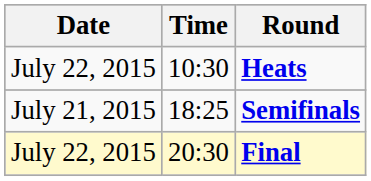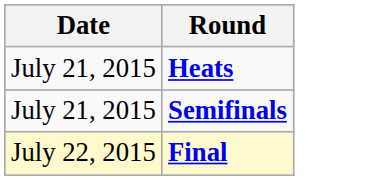- column: (198, 25)
(83, 68) July 22, 2015 -> (83, 68) July 21, 2015
